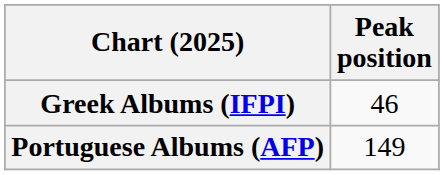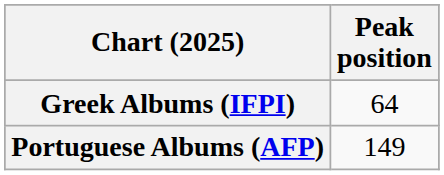(384, 102) 46 -> (384, 102) 64
